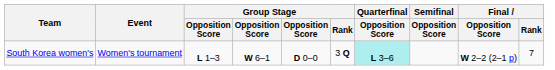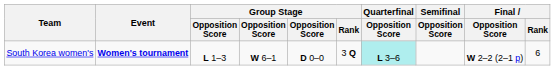(140, 53) normal -> (143, 53) bold
(531, 53) 7 -> (538, 53) 6
